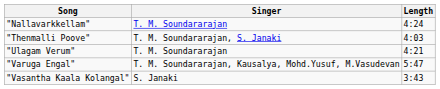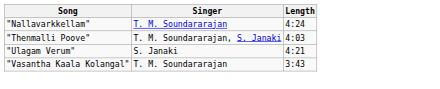(180, 51) T. M. Soundararajan -> (156, 51) S. Janaki
- row: (41, 64)
(156, 78) S. Janaki -> (180, 64) T. M. Soundararajan
